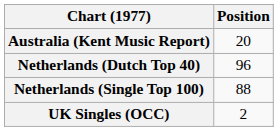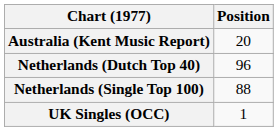(243, 114) 2 -> (243, 114) 1
